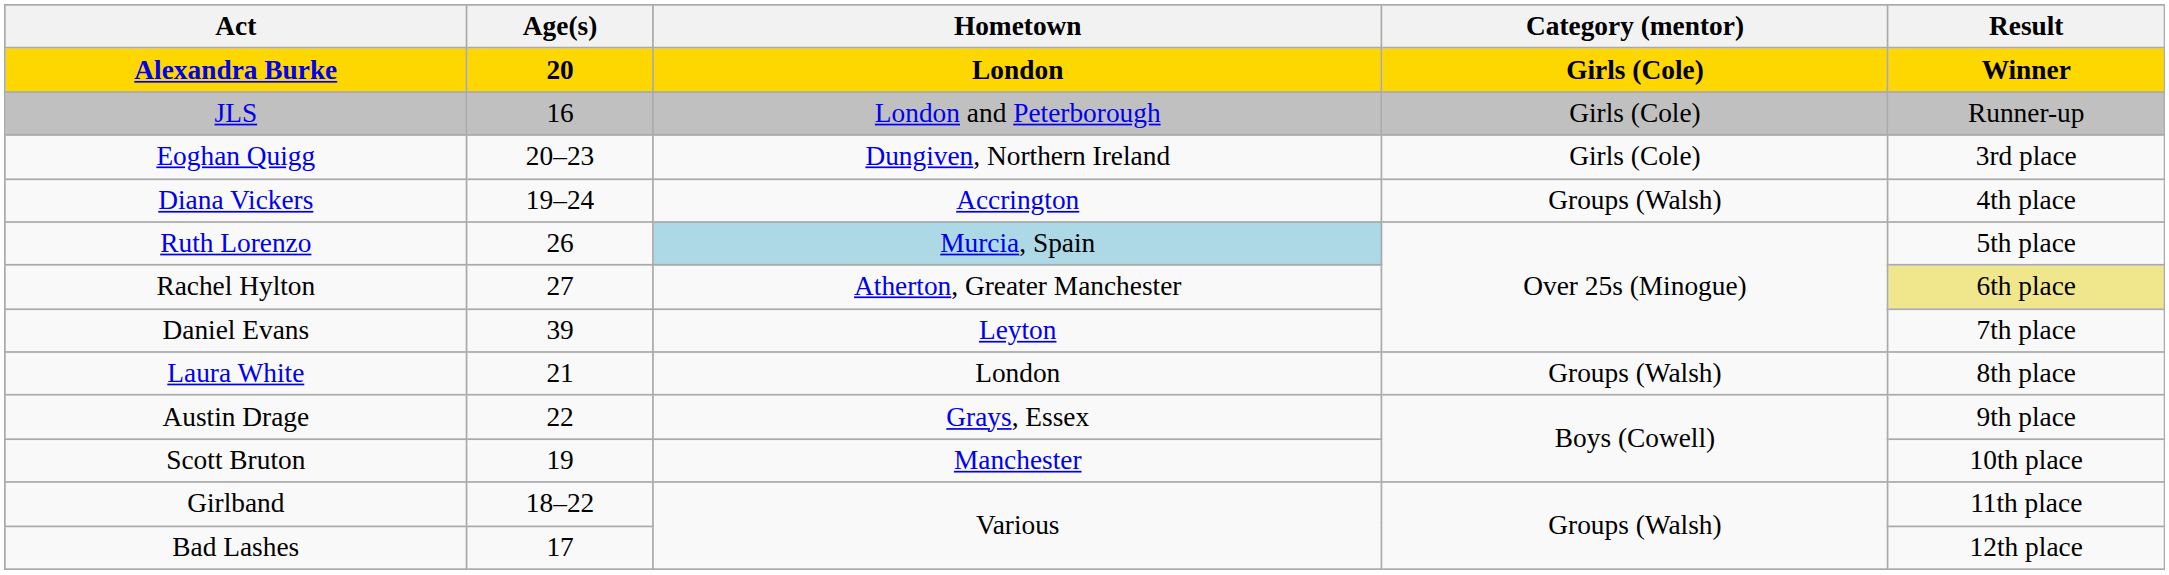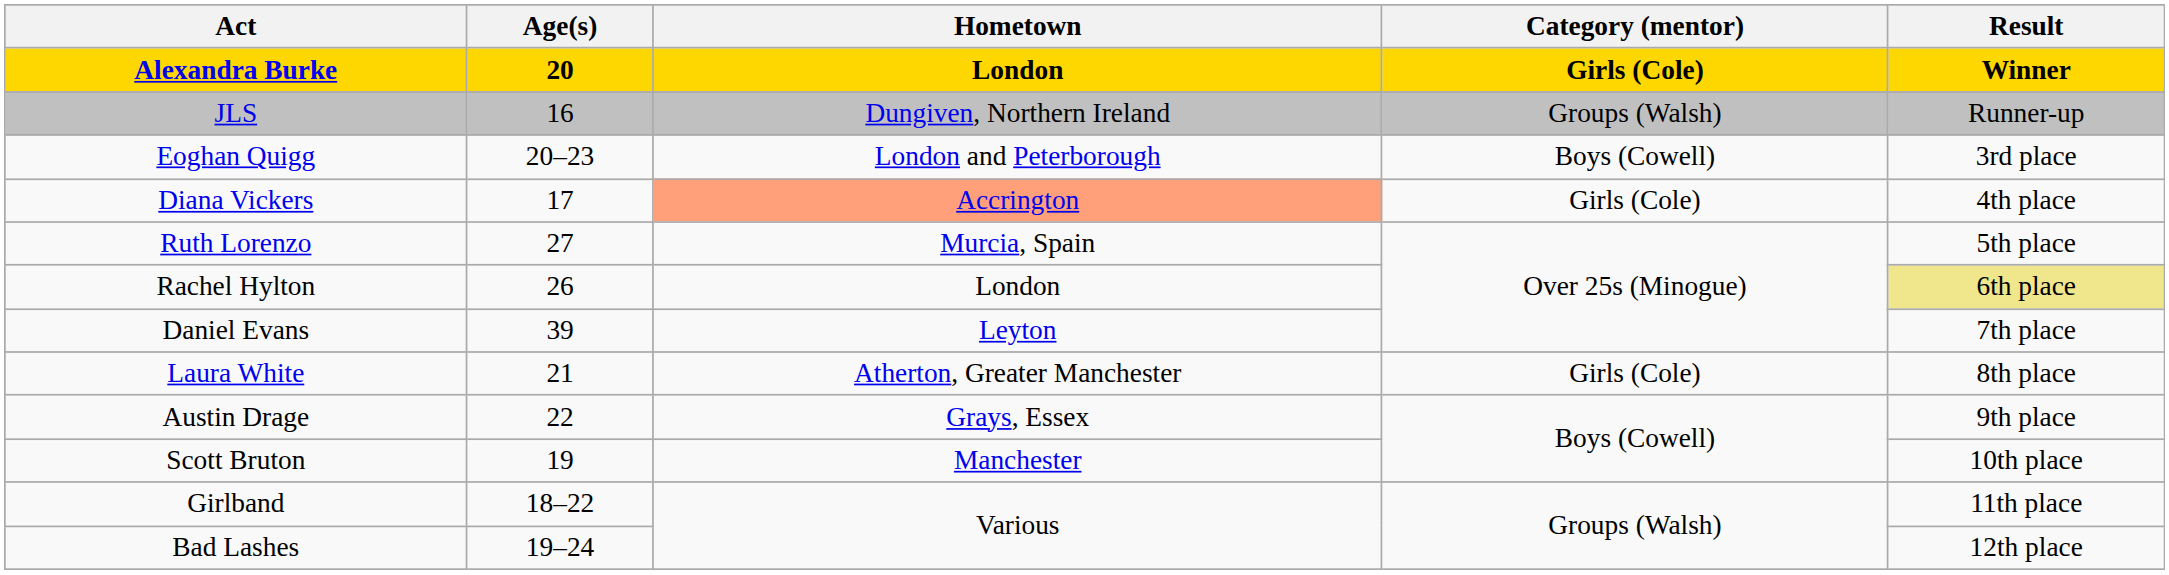(1018, 112) London and Peterborough -> (1018, 112) Dungiven, Northern Ireland
(1635, 112) Girls (Cole) -> (1635, 112) Groups (Walsh)
(1018, 156) Dungiven, Northern Ireland -> (1018, 156) London and Peterborough
(1635, 156) Girls (Cole) -> (1635, 156) Boys (Cowell)
(560, 199) 19–24 -> (560, 199) 17
(1018, 199) no background -> (1018, 199) lightsalmon background
(1635, 199) Groups (Walsh) -> (1635, 199) Girls (Cole)
(560, 243) 26 -> (560, 243) 27
(1018, 243) lightblue background -> (1018, 243) no background
(560, 286) 27 -> (560, 286) 26
(1018, 286) Atherton, Greater Manchester -> (1018, 286) London
(1018, 373) London -> (1018, 373) Atherton, Greater Manchester
(1635, 373) Groups (Walsh) -> (1635, 373) Girls (Cole)
(560, 546) 17 -> (560, 546) 19–24
